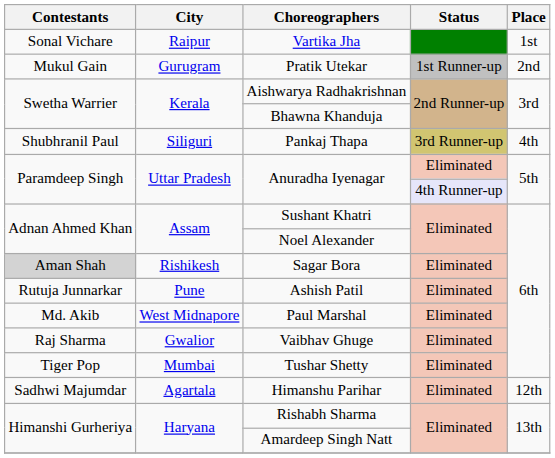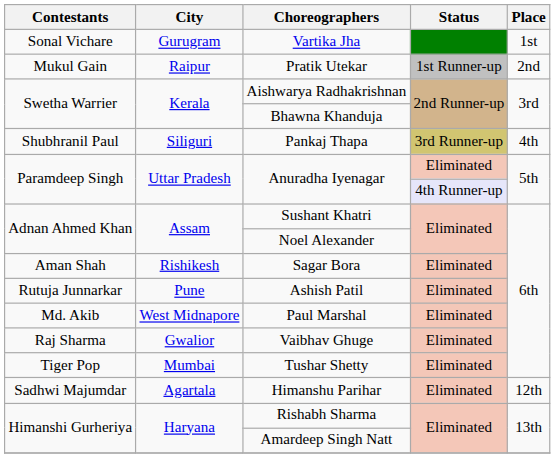(189, 41) Raipur -> (189, 41) Gurugram
(189, 66) Gurugram -> (189, 66) Raipur
(70, 265) lightgrey background -> (70, 265) no background
